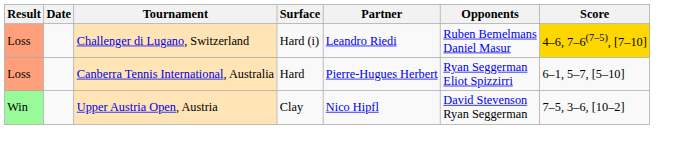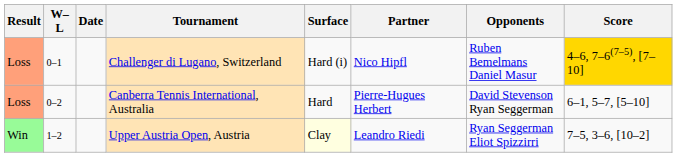+ column: (60, 21)
(361, 40) Leandro Riedi -> (380, 61) Nico Hipfl
(485, 74) Ryan Seggerman Eliot Spizzirri -> (511, 101) David Stevenson Ryan Seggerman
(291, 107) no background -> (319, 135) lightyellow background
(352, 107) Nico Hipfl -> (389, 135) Leandro Riedi
(485, 107) David Stevenson Ryan Seggerman -> (511, 135) Ryan Seggerman Eliot Spizzirri
